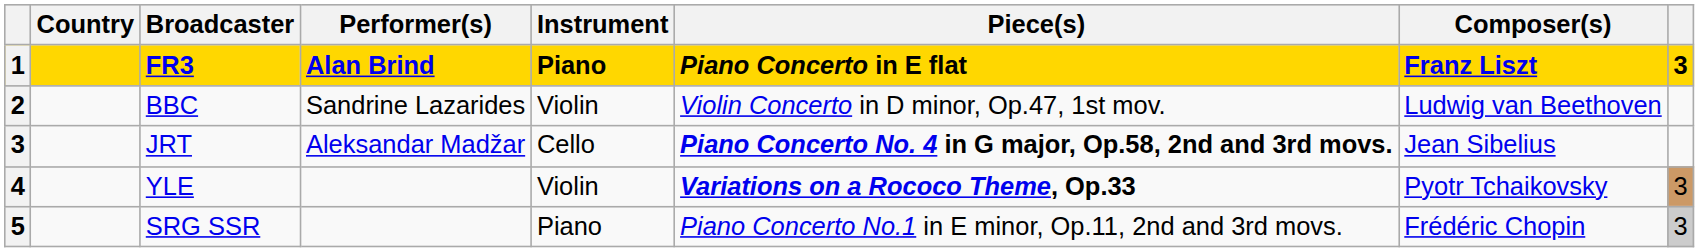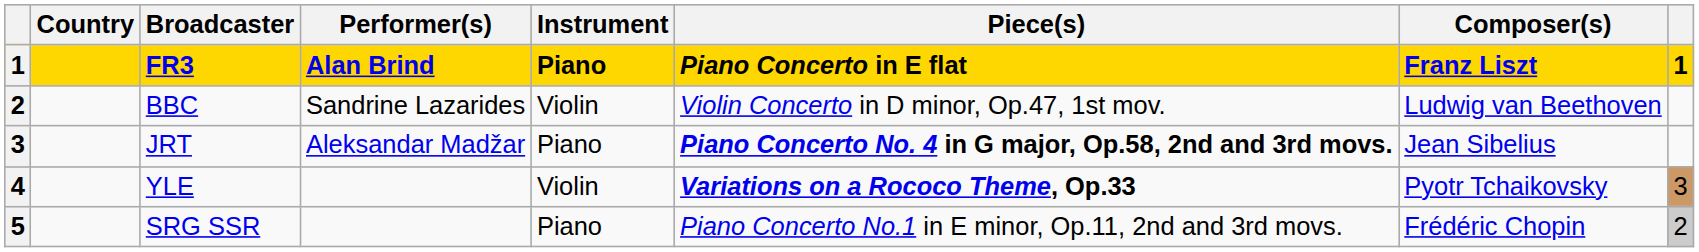(1681, 65) 3 -> (1681, 65) 1
(566, 145) Cello -> (569, 145) Piano
(1681, 226) 3 -> (1681, 226) 2
